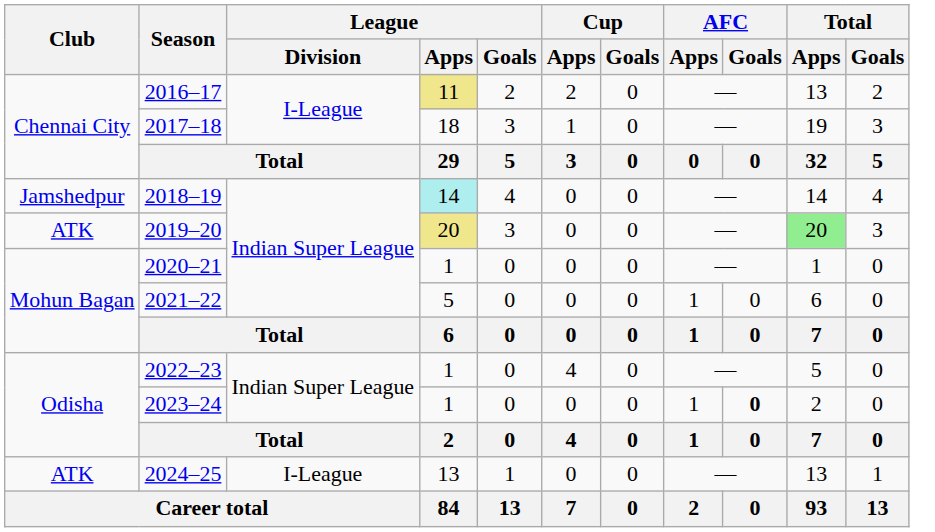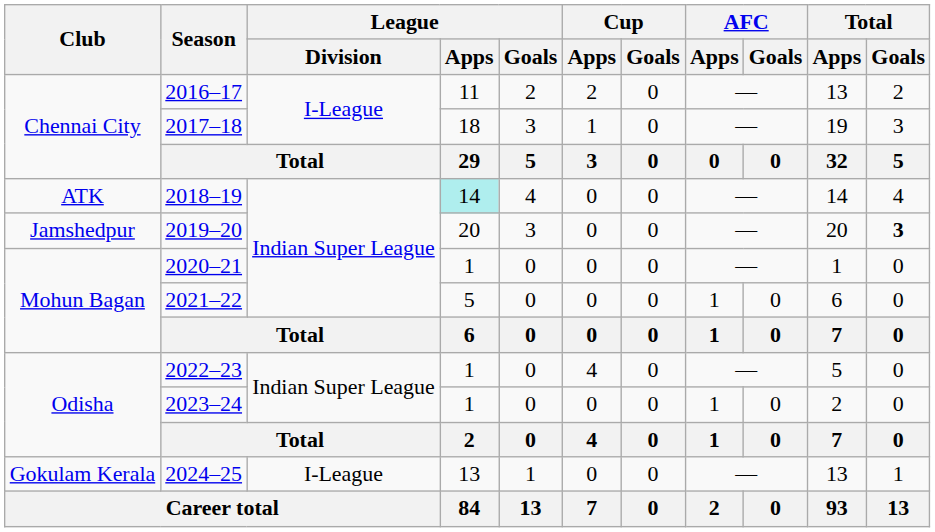(449, 91) khaki background -> (469, 91) no background
(72, 195) Jamshedpur -> (82, 195) ATK
(72, 230) ATK -> (82, 230) Jamshedpur
(449, 230) khaki background -> (469, 230) no background
(816, 230) lightgreen background -> (837, 230) no background
(877, 230) normal -> (898, 230) bold
(755, 404) bold -> (776, 404) normal
(72, 473) ATK -> (82, 473) Gokulam Kerala
